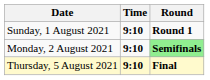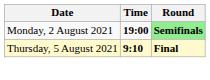- row: (58, 30)
(133, 48) 9:10 -> (136, 30) 19:00
